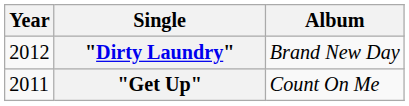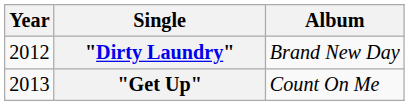(29, 84) 2011 -> (29, 84) 2013
